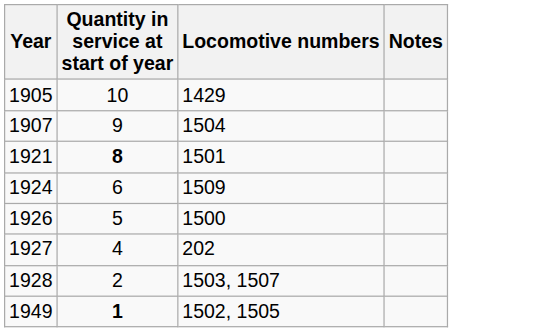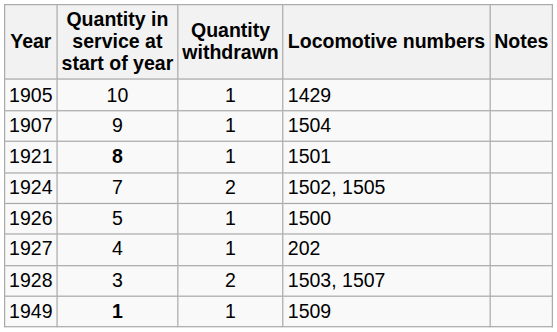+ column: (231, 41)
(117, 187) 6 -> (117, 187) 7
(204, 187) 1509 -> (337, 187) 1502, 1505
(117, 280) 2 -> (117, 280) 3
(231, 311) 1502, 1505 -> (309, 311) 1509
